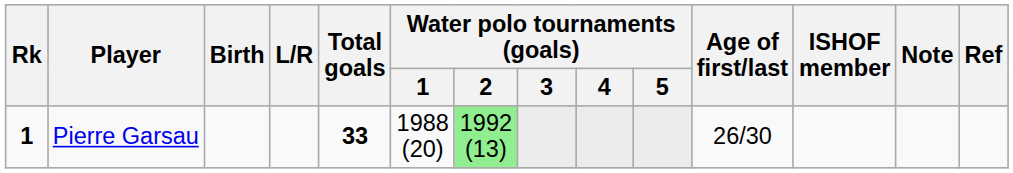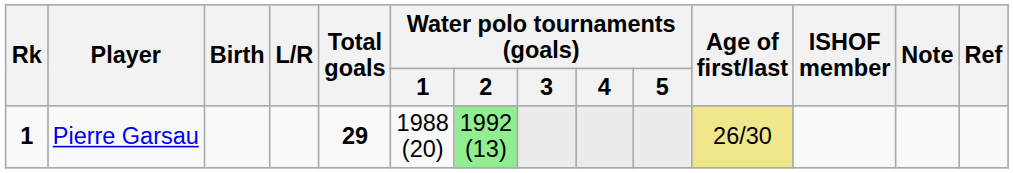(355, 137) 33 -> (355, 137) 29
(742, 137) no background -> (742, 137) khaki background
